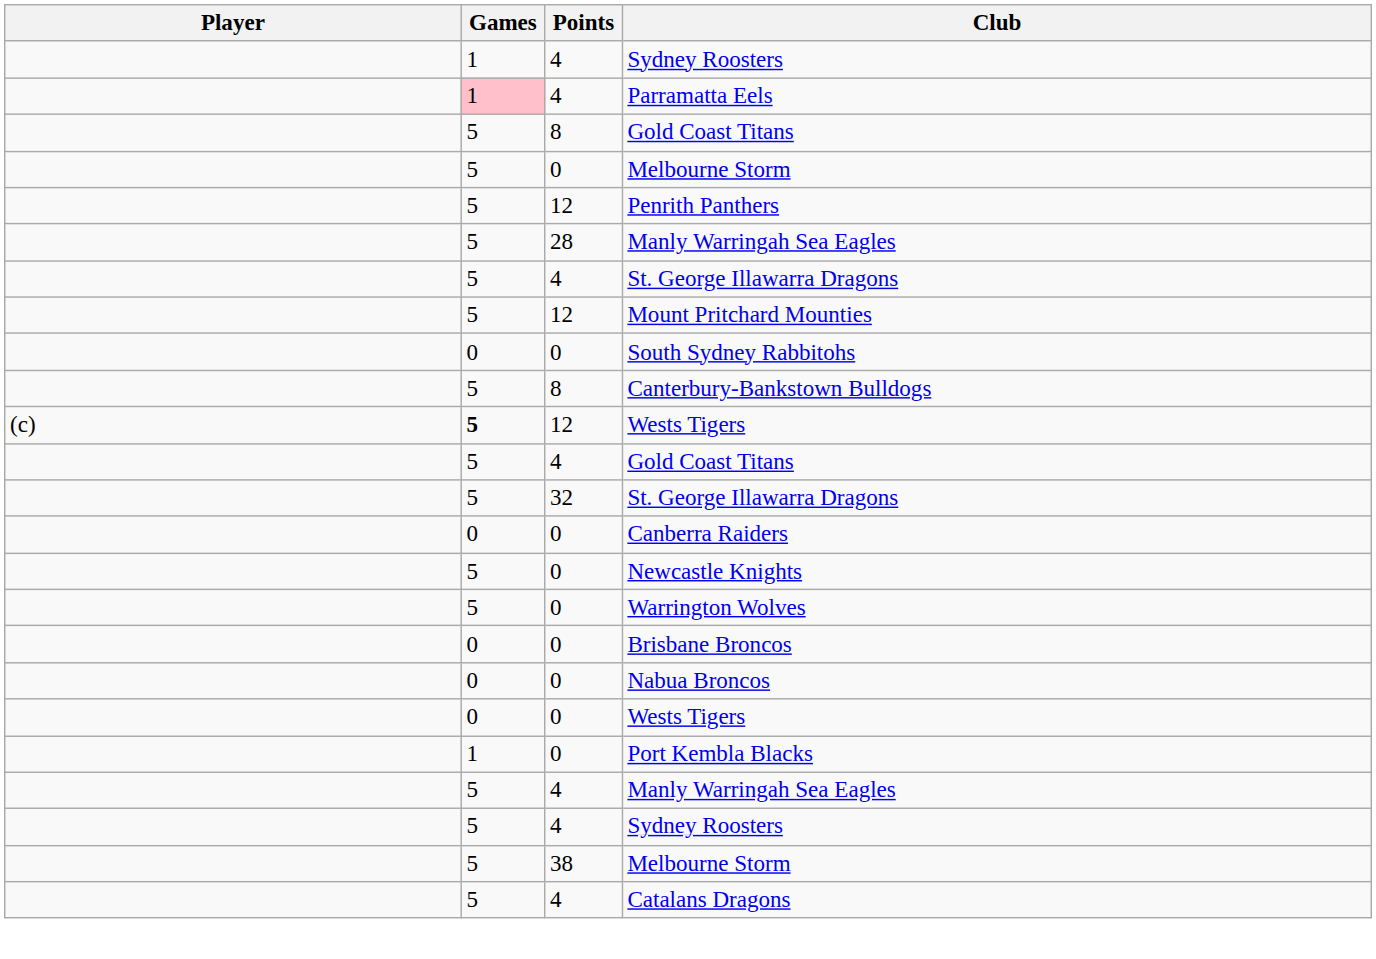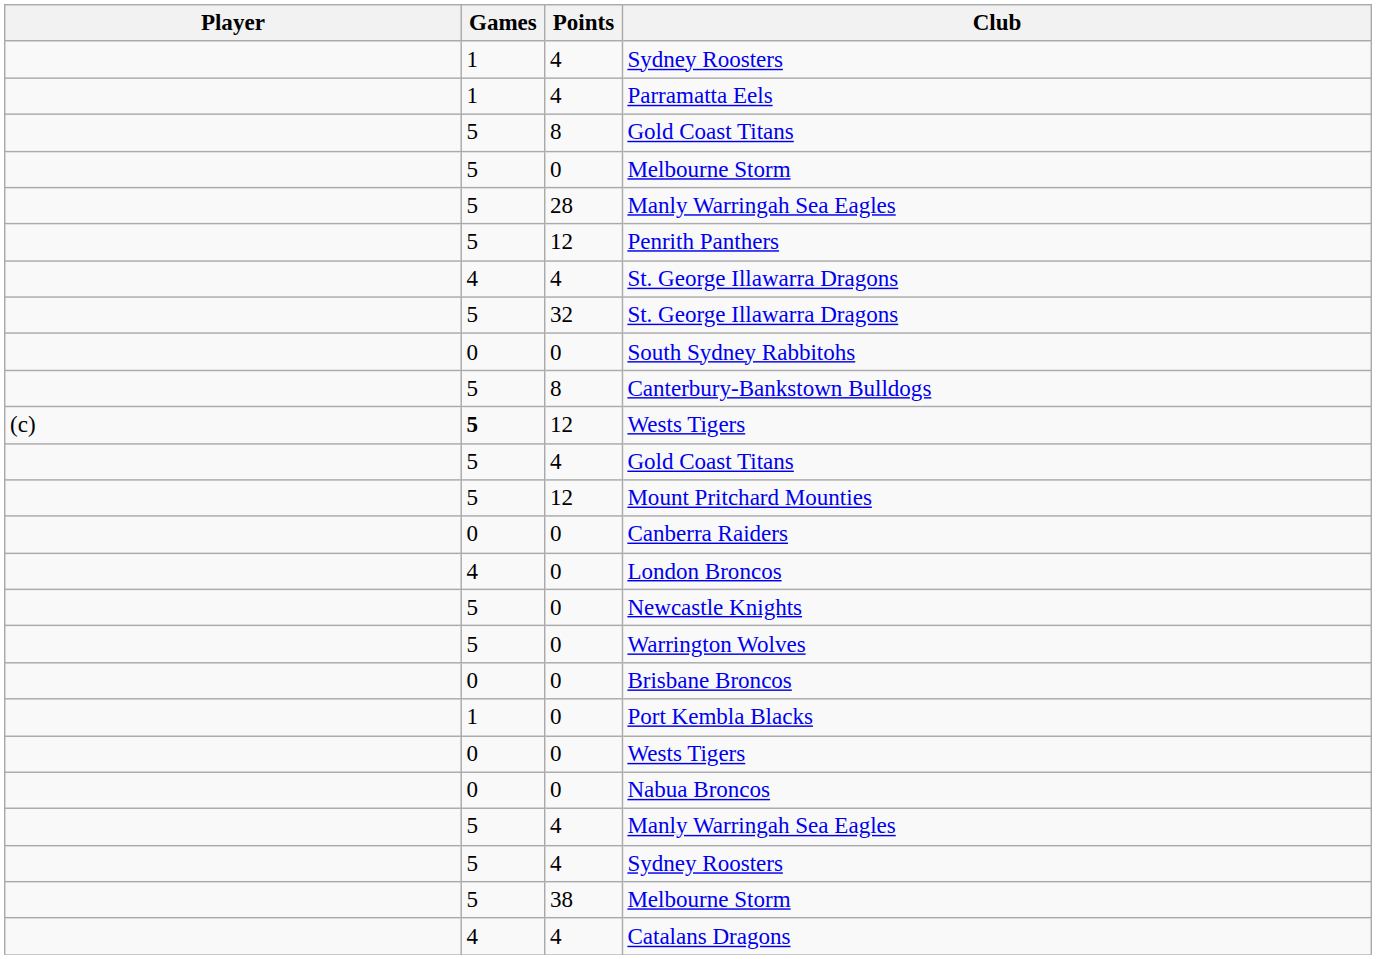(472, 95) pink background -> (472, 95) no background
rows swapped: (562, 205) <-> (562, 242)
(472, 278) 5 -> (472, 278) 4
rows swapped: (562, 497) <-> (562, 315)
+ row: (556, 570)
rows swapped: (556, 680) <-> (556, 753)
(472, 899) 5 -> (472, 936) 4
